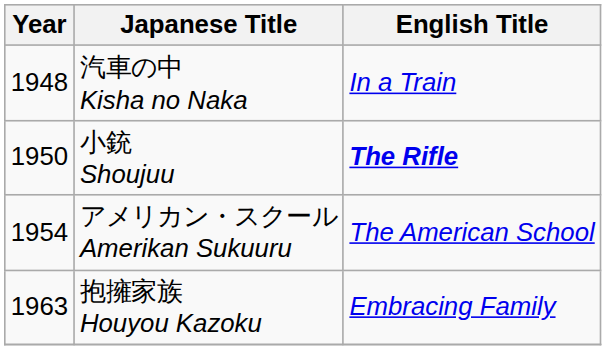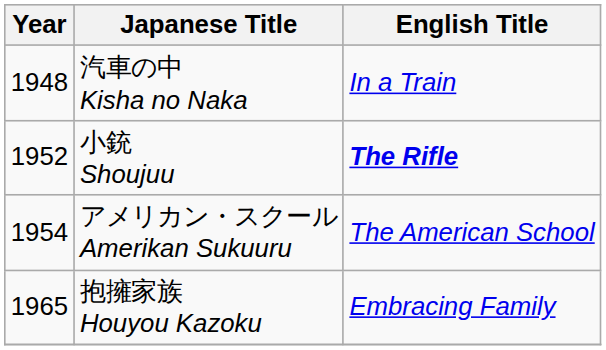(39, 157) 1950 -> (39, 157) 1952
(39, 306) 1963 -> (39, 306) 1965
